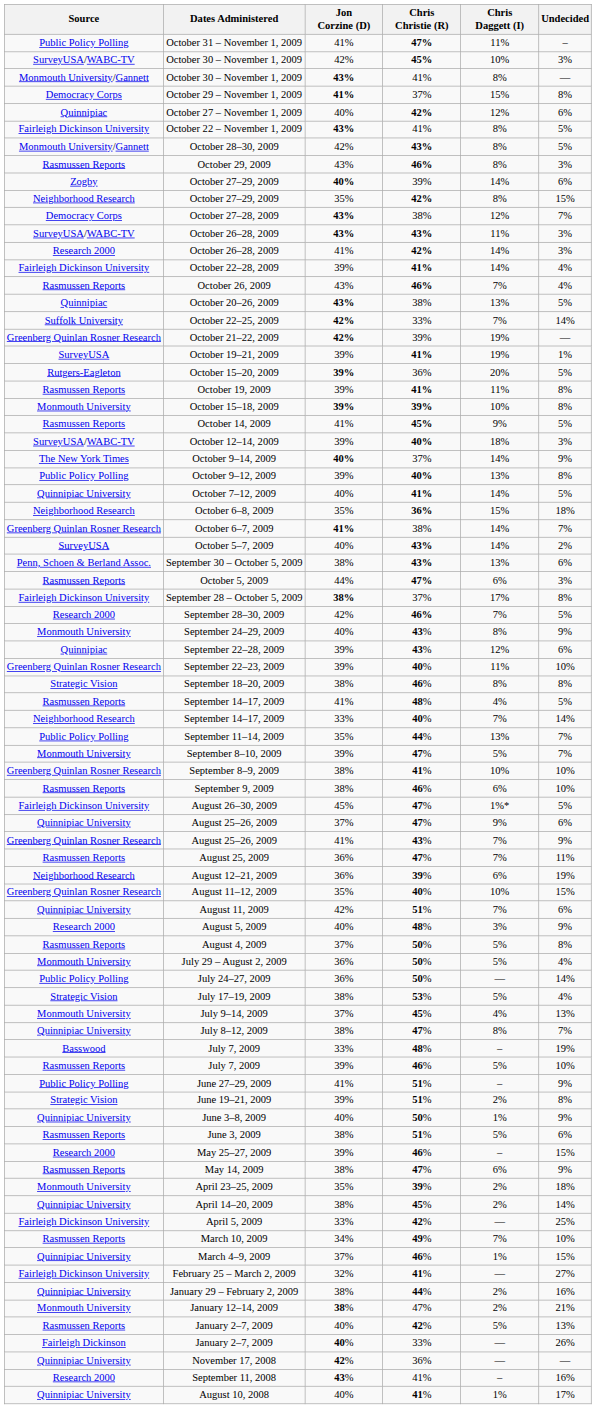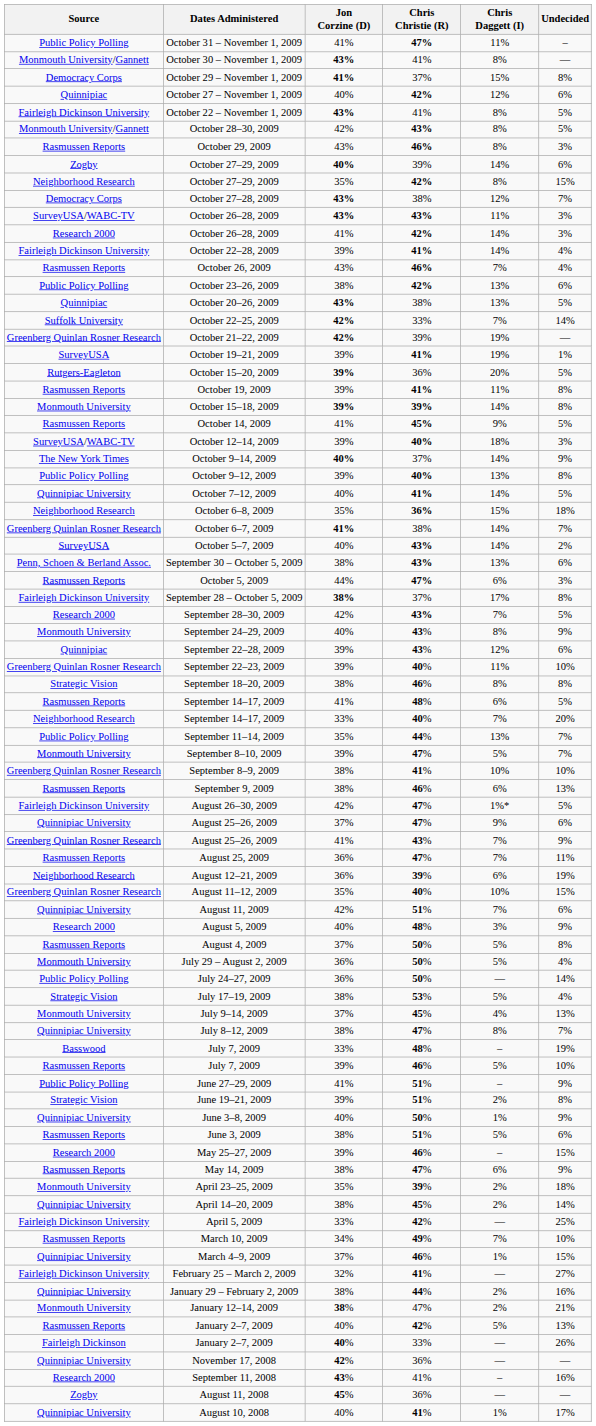- row: (84, 60)
+ row: (84, 286)
(500, 407) 10% -> (500, 407) 14%
(422, 615) 46% -> (422, 615) 43%
(500, 702) 4% -> (500, 702) 6%
(565, 719) 14% -> (565, 719) 20%
(565, 788) 10% -> (565, 788) 13%
(344, 806) 45% -> (344, 806) 42%
+ row: (84, 1395)
